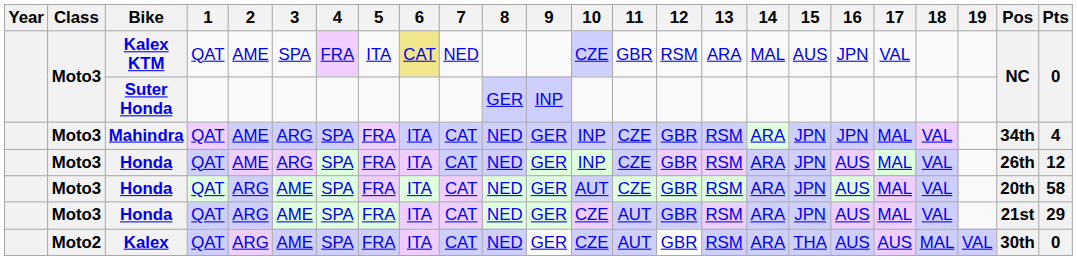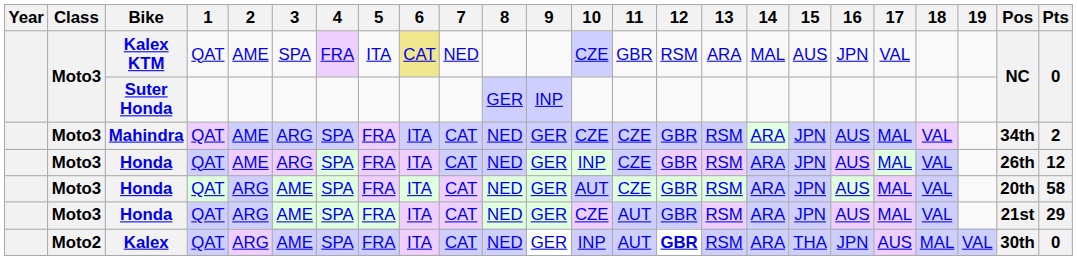(592, 135) INP -> (592, 135) CZE
(852, 135) JPN -> (852, 135) AUS
(1056, 135) 4 -> (1056, 135) 2
(592, 242) CZE -> (592, 242) INP
(679, 242) normal -> (679, 242) bold
(852, 242) AUS -> (852, 242) JPN
